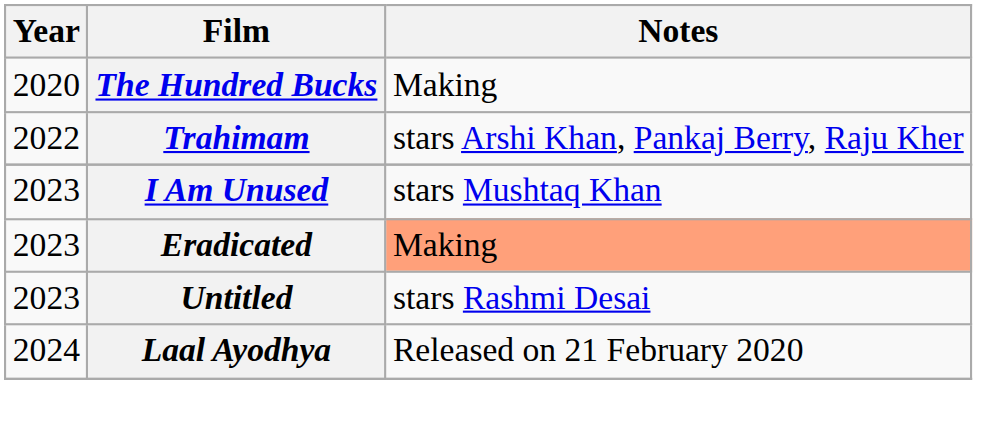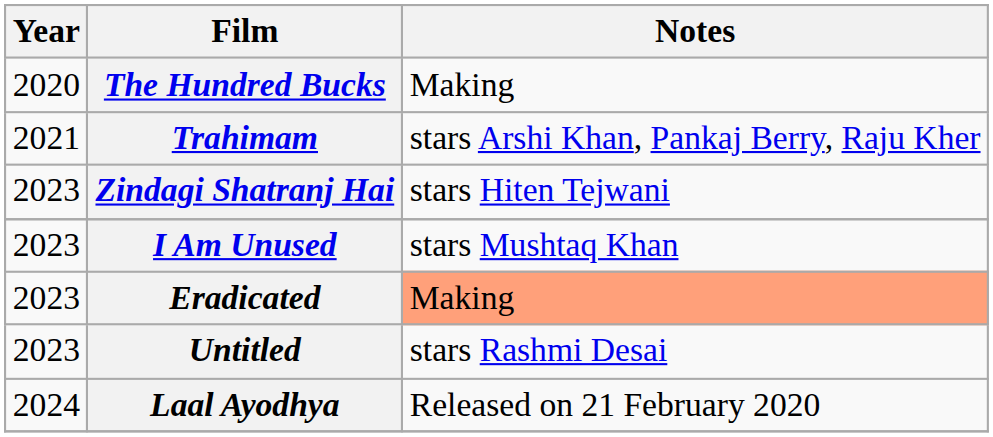(46, 137) 2022 -> (46, 137) 2021
+ row: (245, 191)
